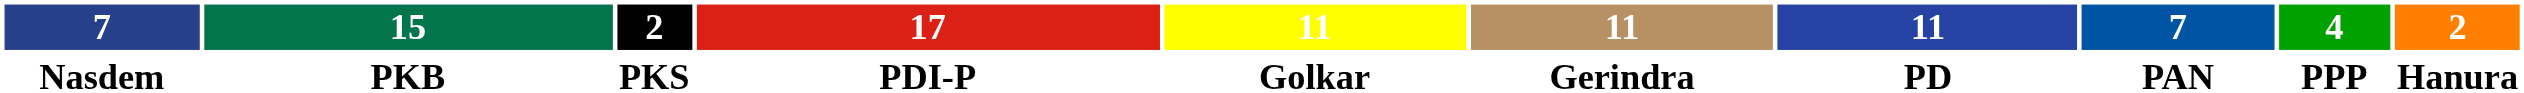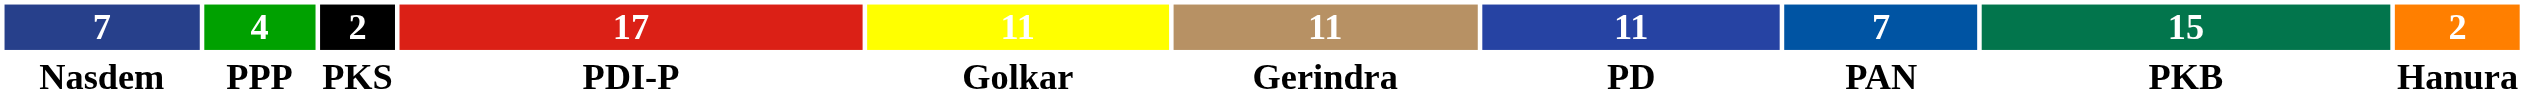columns swapped: (408, 26) <-> (2334, 26)
